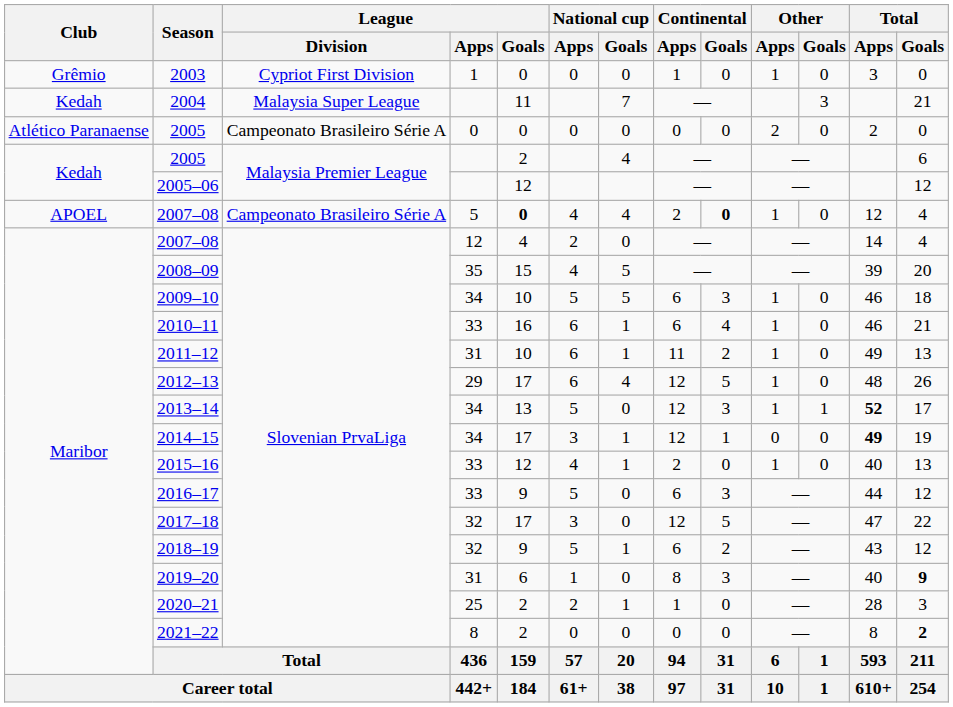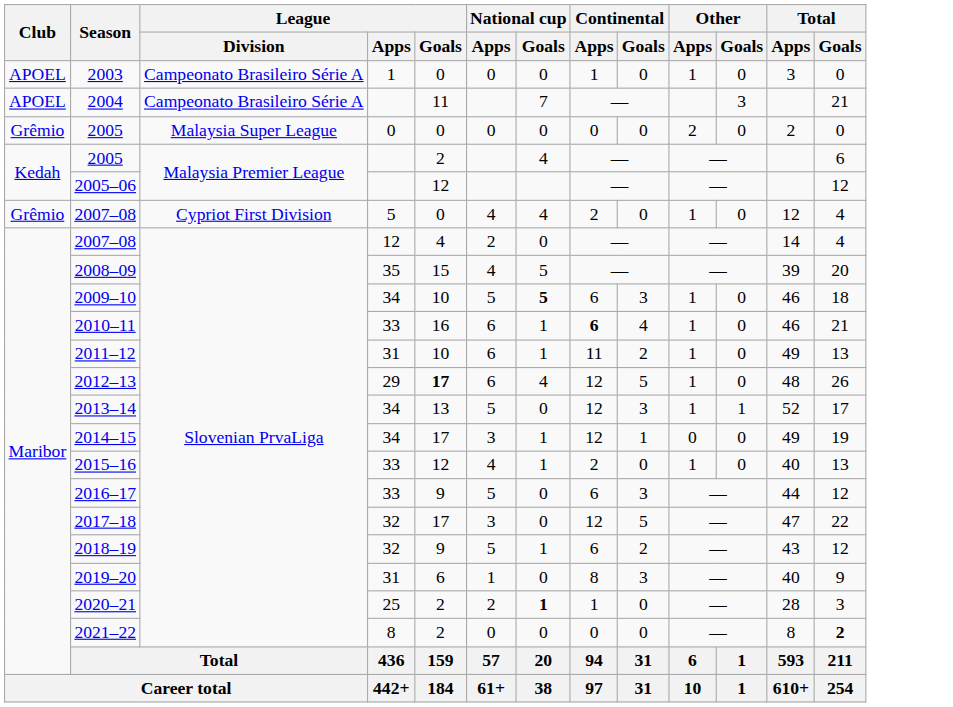(79, 74) Grêmio -> (37, 74) APOEL
(336, 74) Cypriot First Division -> (254, 74) Campeonato Brasileiro Série A
(79, 102) Kedah -> (37, 102) APOEL
(336, 102) Malaysia Super League -> (254, 102) Campeonato Brasileiro Série A
(79, 130) Atlético Paranaense -> (37, 130) Grêmio
(336, 130) Campeonato Brasileiro Série A -> (254, 130) Malaysia Super League
(79, 213) APOEL -> (37, 213) Grêmio
(336, 213) Campeonato Brasileiro Série A -> (254, 213) Cypriot First Division
(523, 213) bold -> (440, 213) normal
(726, 213) bold -> (643, 213) normal
(626, 297) normal -> (543, 297) bold
(677, 325) normal -> (594, 325) bold
(523, 381) normal -> (440, 381) bold
(873, 409) bold -> (791, 409) normal
(873, 437) bold -> (791, 437) normal
(923, 576) bold -> (840, 576) normal
(626, 604) normal -> (543, 604) bold
